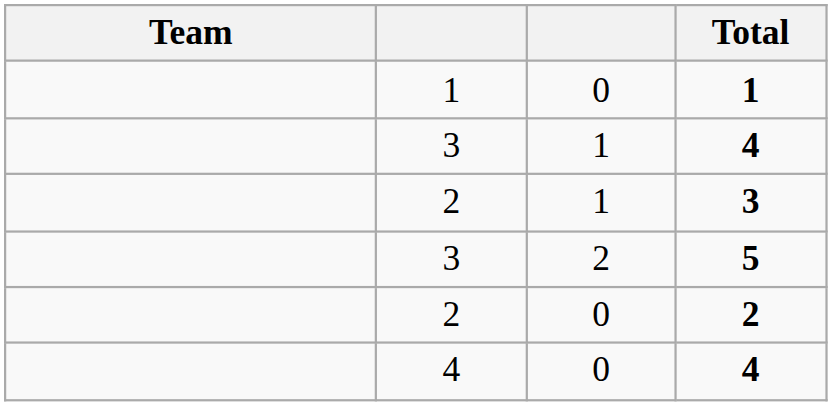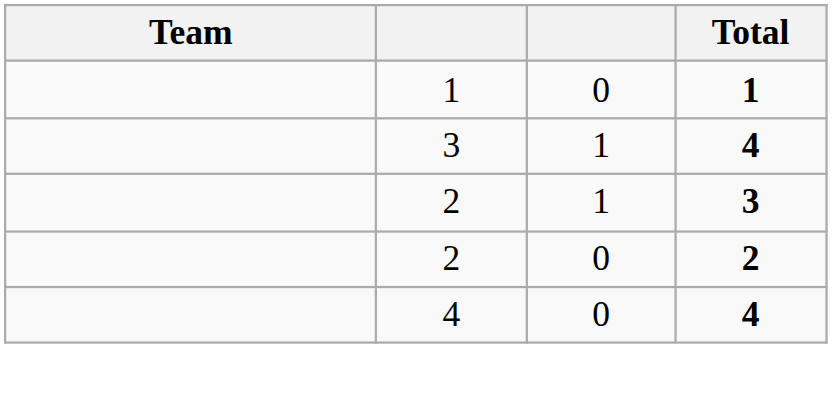- row: (451, 257)
